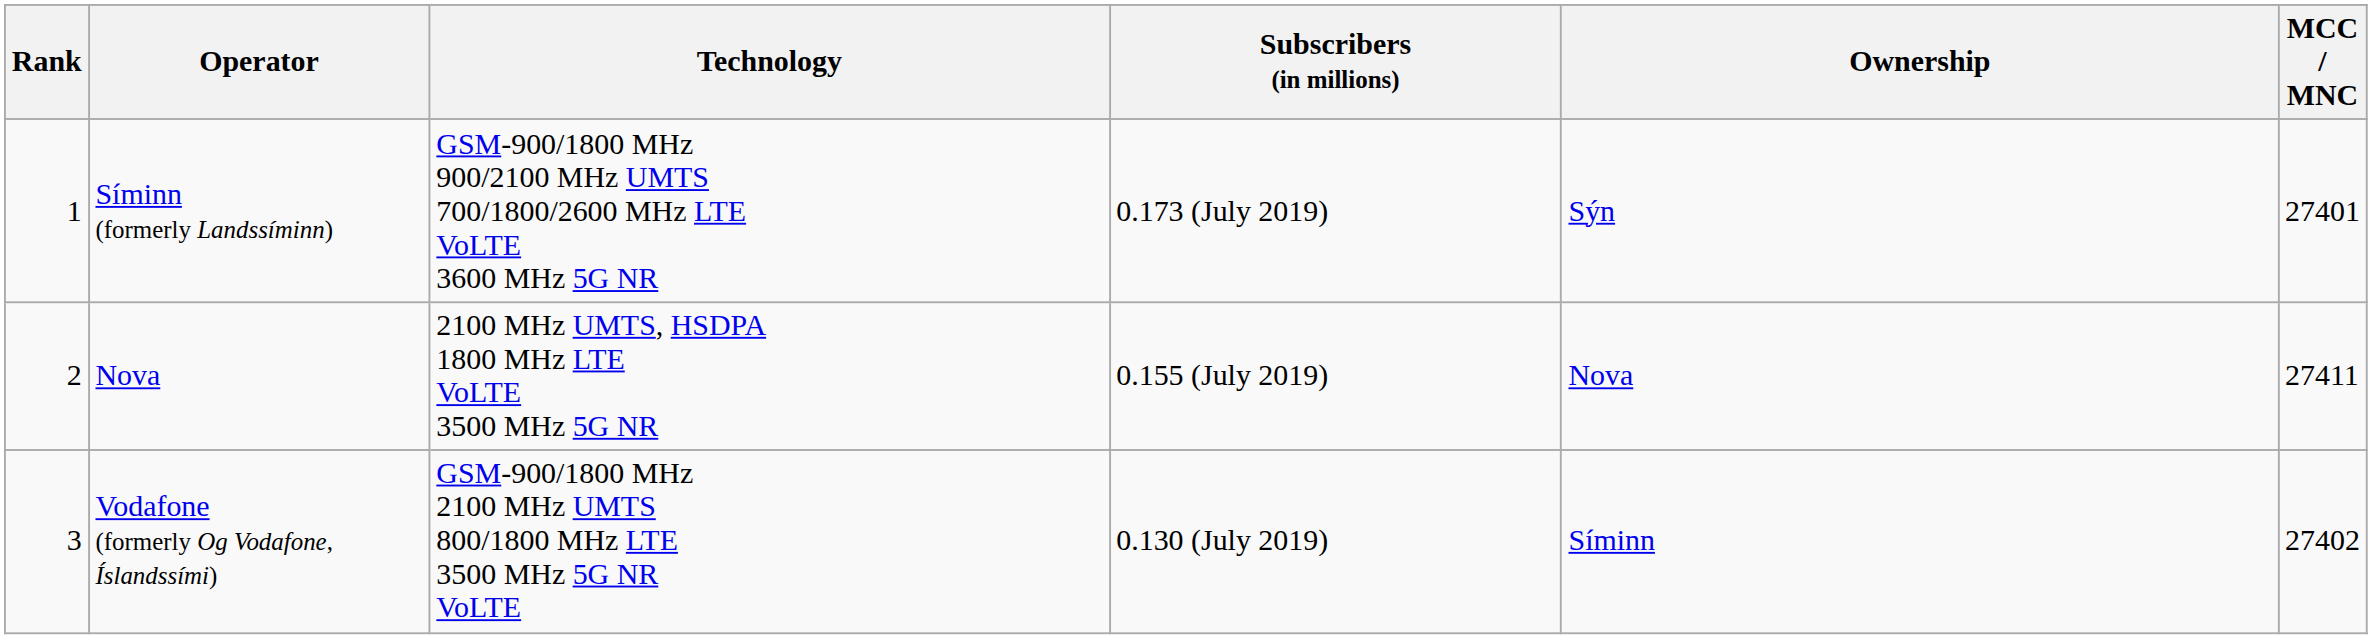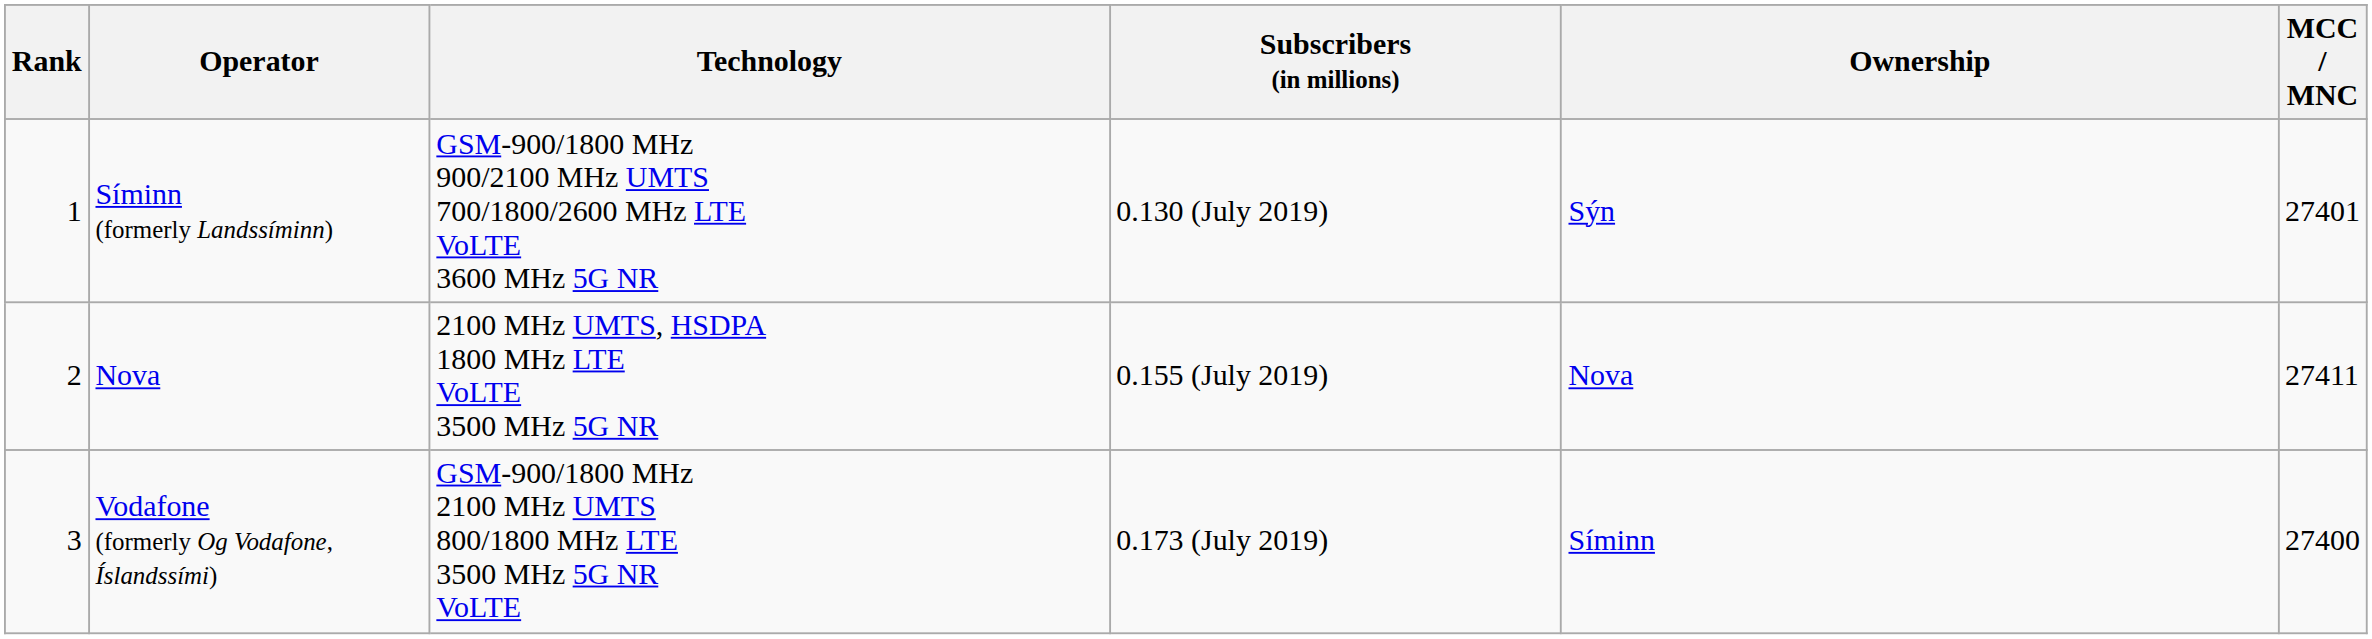(1222, 210) 0.173 (July 2019) -> (1222, 210) 0.130 (July 2019)
(1222, 540) 0.130 (July 2019) -> (1222, 540) 0.173 (July 2019)
(2322, 540) 27402 -> (2322, 540) 27400
